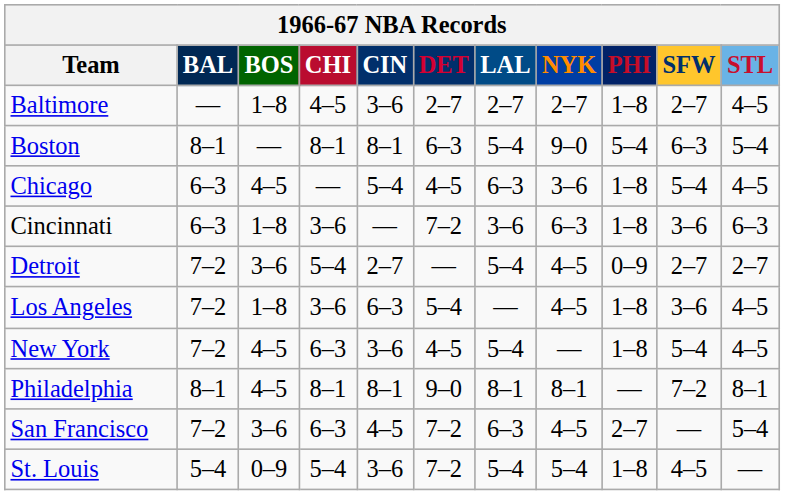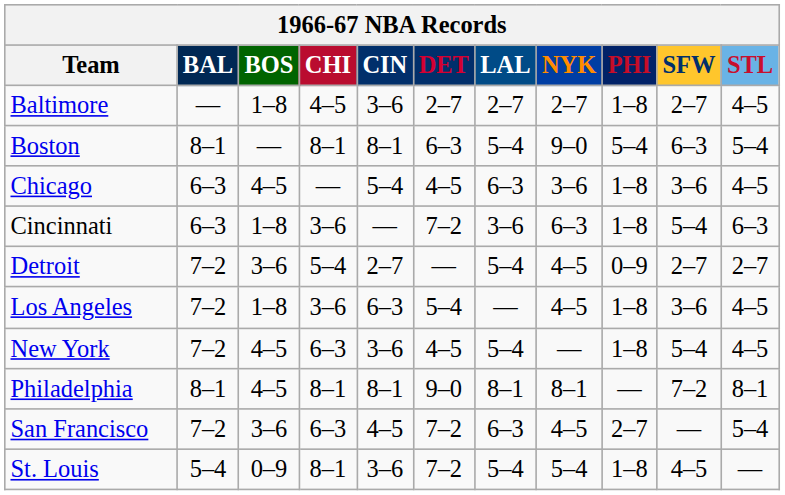(689, 186) 5–4 -> (689, 186) 3–6
(689, 226) 3–6 -> (689, 226) 5–4
(328, 468) 5–4 -> (328, 468) 8–1
